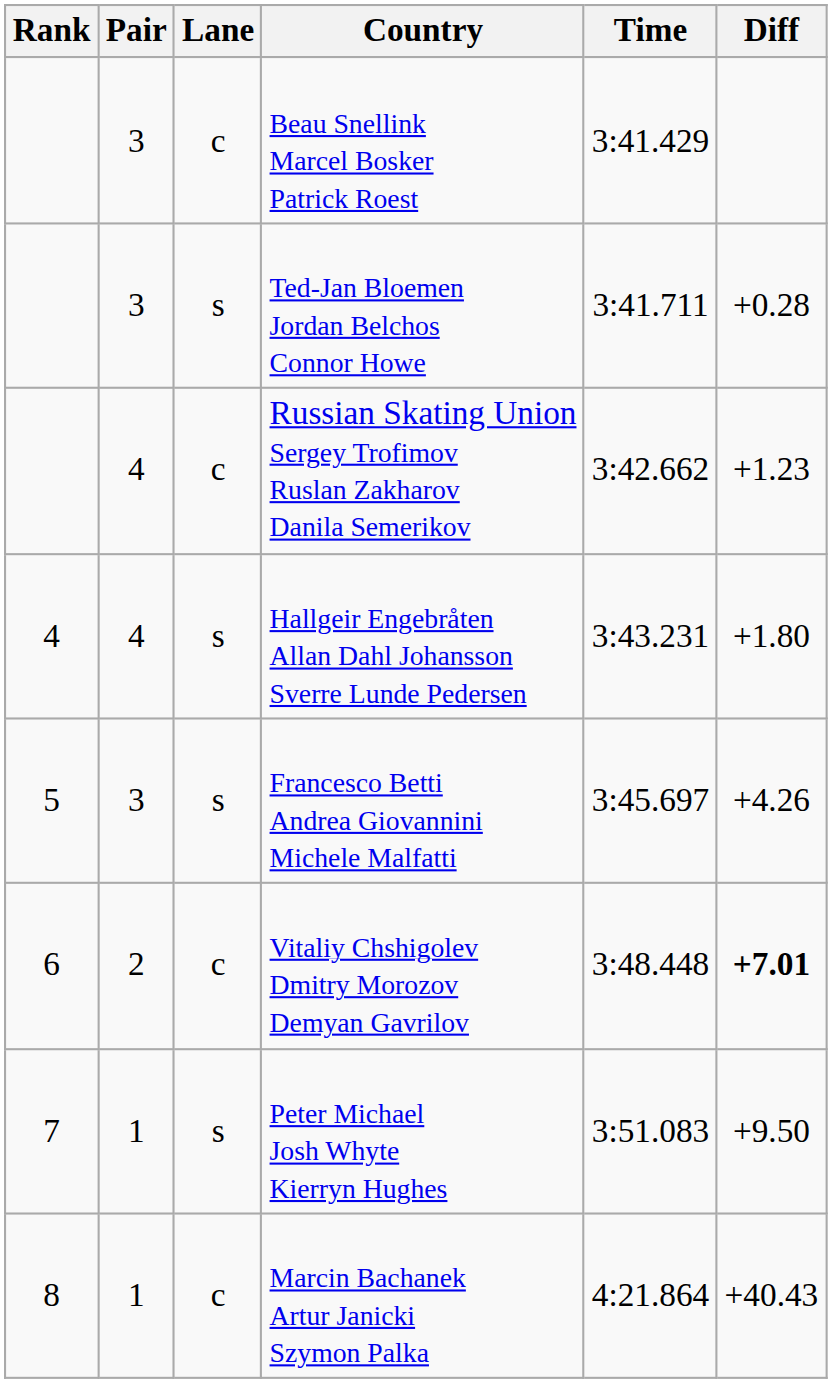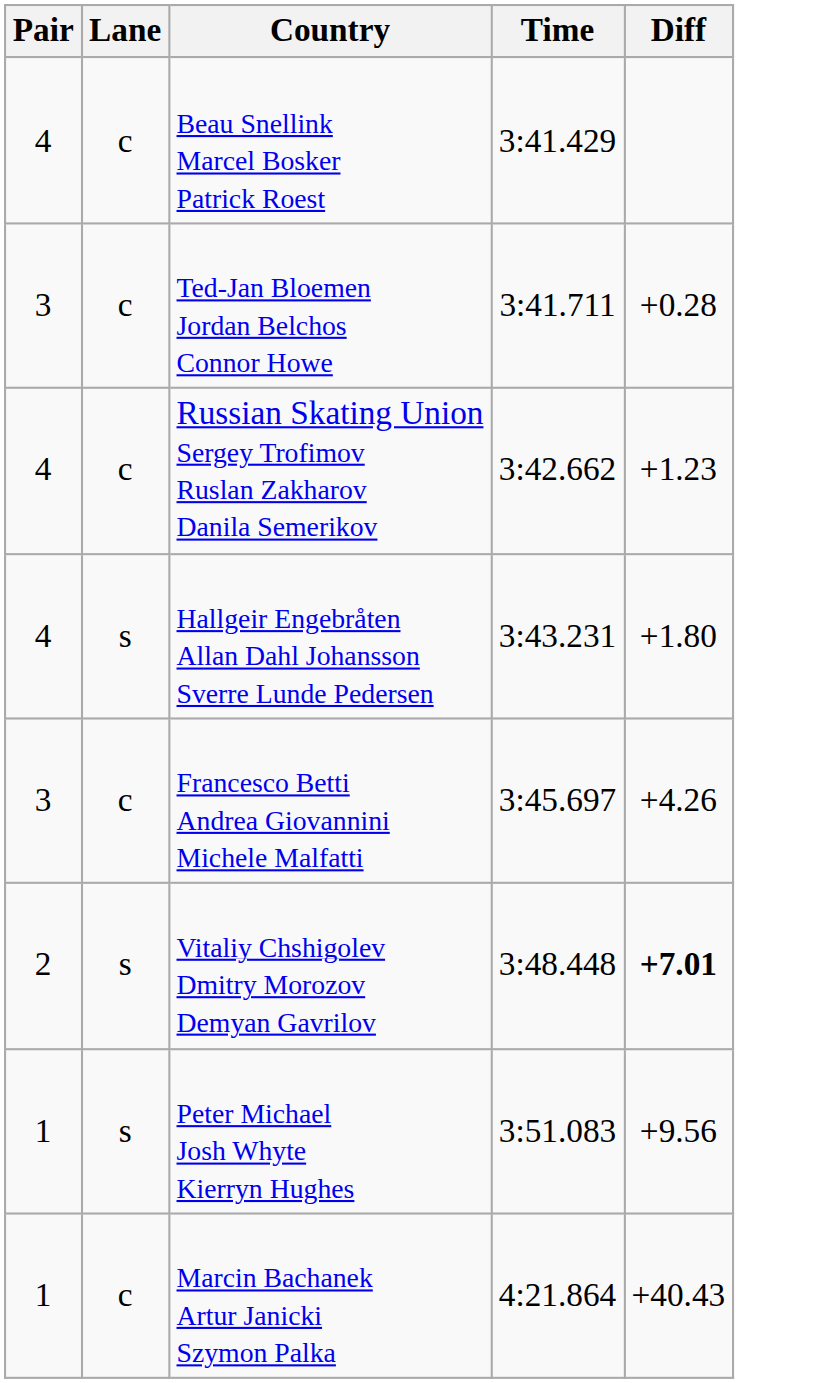- column: (52, 30)
(136, 139) 3 -> (43, 139) 4
(218, 304) s -> (125, 304) c
(218, 800) s -> (125, 800) c
(218, 965) c -> (125, 965) s
(771, 1130) +9.50 -> (678, 1130) +9.56
